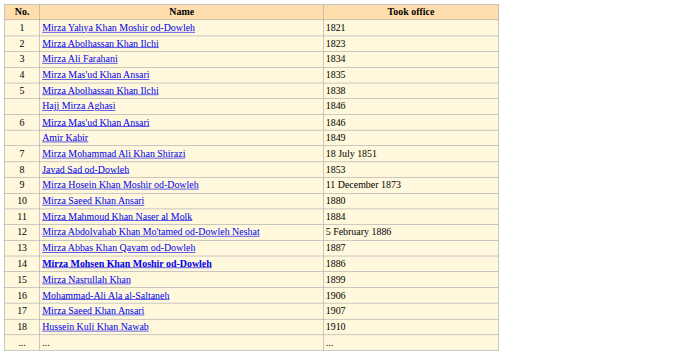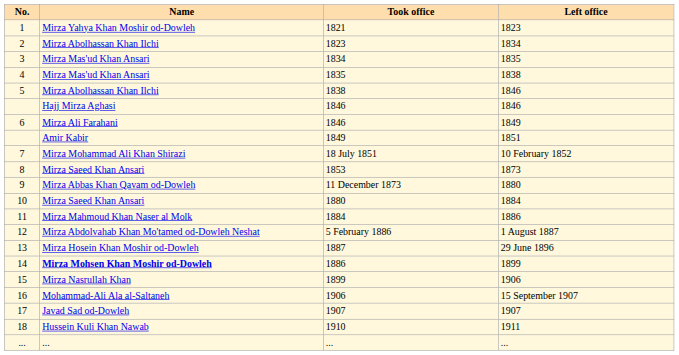+ column: (586, 12)
(80, 59) Mirza Ali Farahani -> (96, 59) Mirza Mas'ud Khan Ansari
(96, 122) Mirza Mas'ud Khan Ansari -> (80, 122) Mirza Ali Farahani
(86, 169) Javad Sad od-Dowleh -> (93, 169) Mirza Saeed Khan Ansari
(120, 185) Mirza Hosein Khan Moshir od-Dowleh -> (119, 185) Mirza Abbas Khan Qavam od-Dowleh
(119, 248) Mirza Abbas Khan Qavam od-Dowleh -> (120, 248) Mirza Hosein Khan Moshir od-Dowleh
(93, 311) Mirza Saeed Khan Ansari -> (86, 311) Javad Sad od-Dowleh
